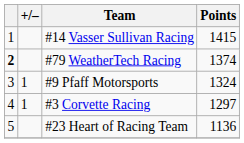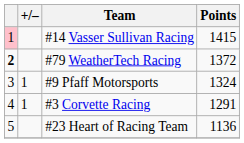(11, 38) no background -> (11, 38) pink background
(223, 60) 1374 -> (223, 60) 1372
(223, 105) 1297 -> (223, 105) 1291
